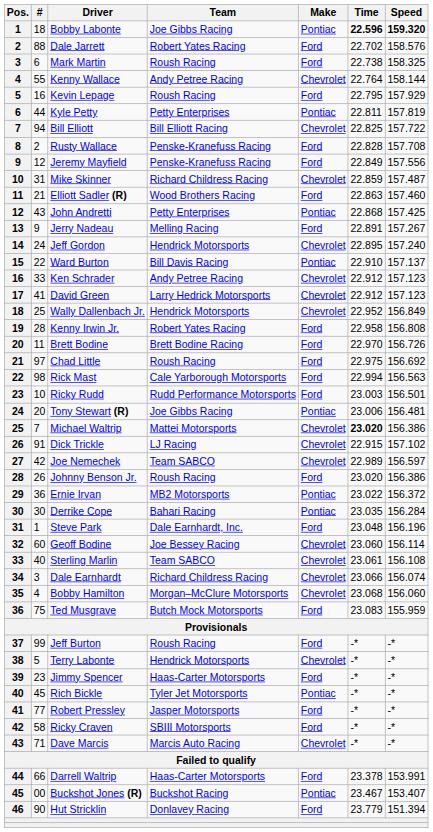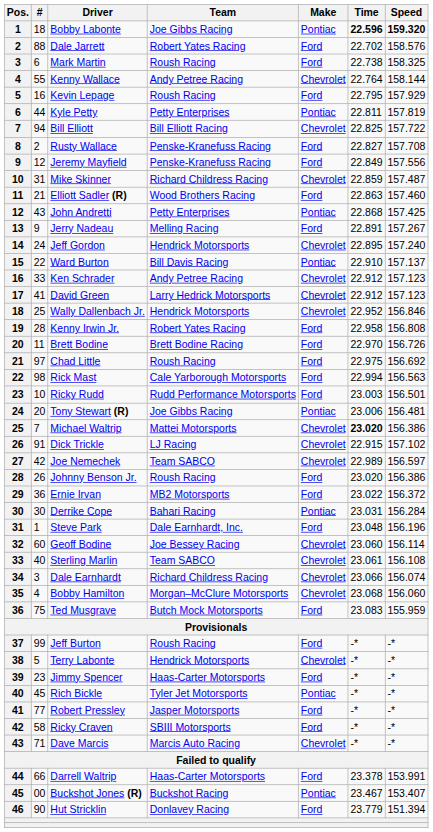(367, 146) 22.828 -> (367, 146) 22.827
(406, 312) 156.849 -> (406, 312) 156.846
(318, 494) Pontiac -> (312, 494) Ford
(367, 511) 23.035 -> (367, 511) 23.031
